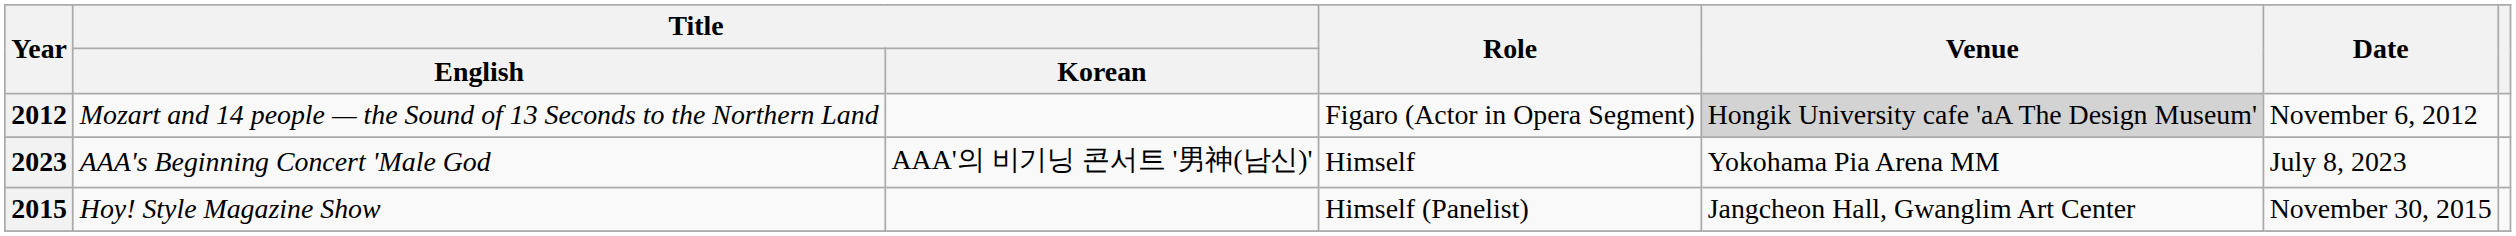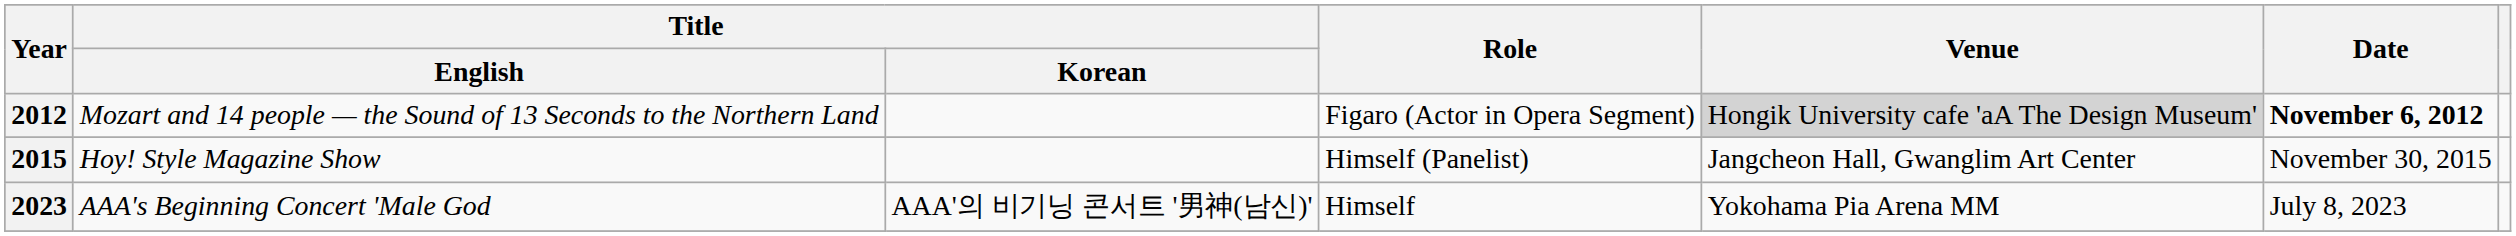(2374, 114) normal -> (2377, 114) bold
rows swapped: (39, 208) <-> (39, 161)
